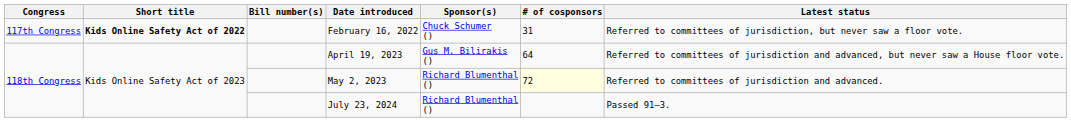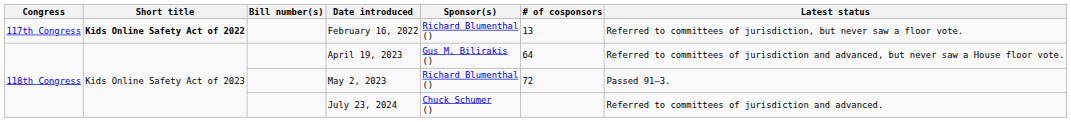(457, 31) Chuck Schumer () -> (470, 31) Richard Blumenthal ()
(528, 31) 31 -> (528, 31) 13
(528, 80) lightyellow background -> (528, 80) no background
(745, 80) Referred to committees of jurisdiction and advanced. -> (638, 80) Passed 91–3.
(470, 105) Richard Blumenthal () -> (457, 105) Chuck Schumer ()
(638, 105) Passed 91–3. -> (745, 105) Referred to committees of jurisdiction and advanced.
